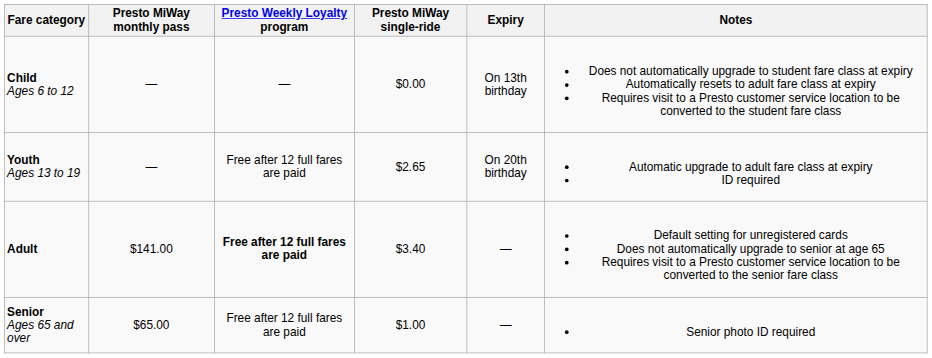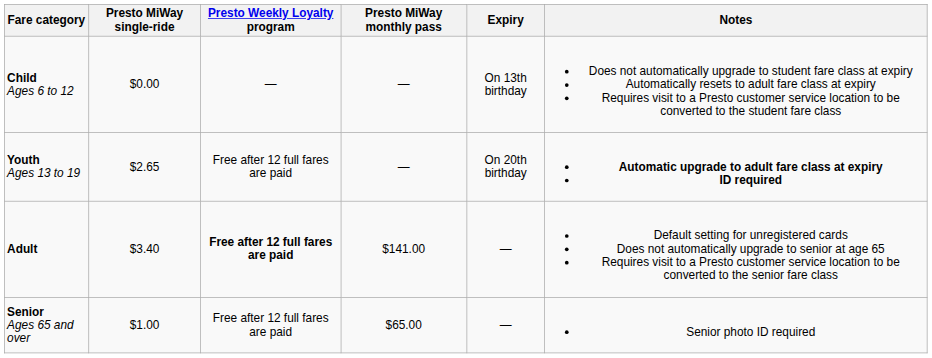columns swapped: (410, 20) <-> (151, 20)
(736, 173) normal -> (736, 173) bold
